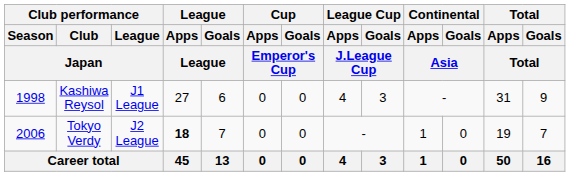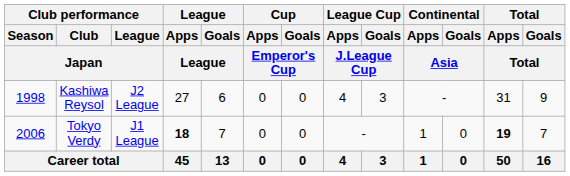(137, 98) J1 League -> (137, 98) J2 League
(137, 133) J2 League -> (137, 133) J1 League
(503, 133) normal -> (503, 133) bold
